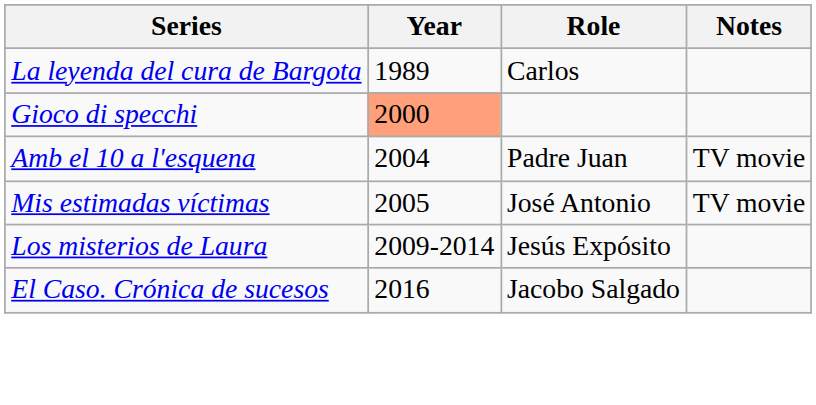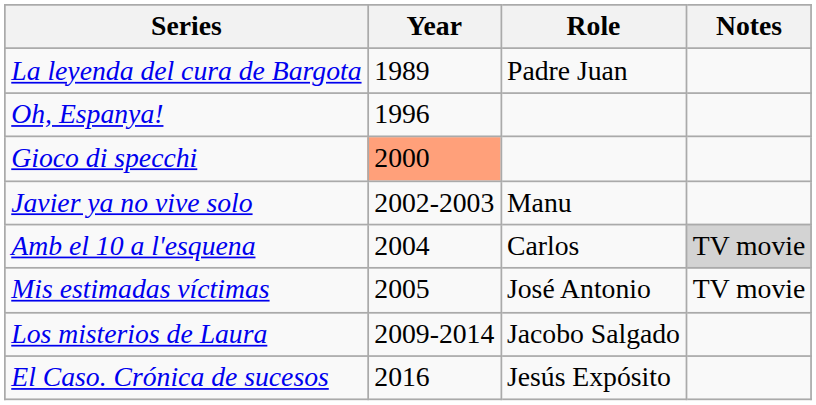(543, 70) Carlos -> (567, 70) Padre Juan
+ row: (87, 114)
+ row: (132, 202)
(567, 158) Padre Juan -> (543, 245) Carlos
(749, 158) no background -> (749, 245) lightgrey background
(589, 245) Jesús Expósito -> (593, 333) Jacobo Salgado
(593, 289) Jacobo Salgado -> (589, 377) Jesús Expósito
